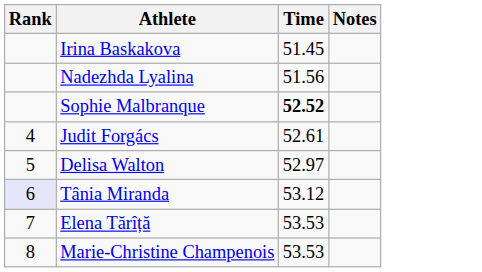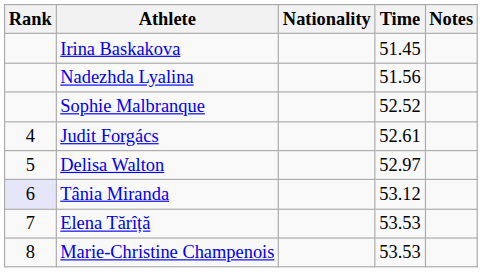+ column: (327, 19)
(304, 106) bold -> (400, 106) normal
